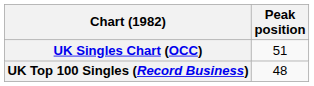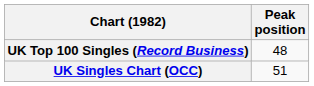rows swapped: (128, 50) <-> (128, 71)
